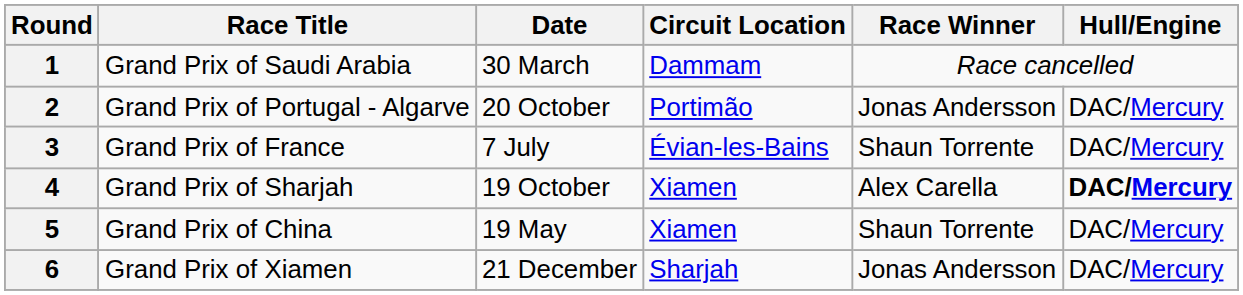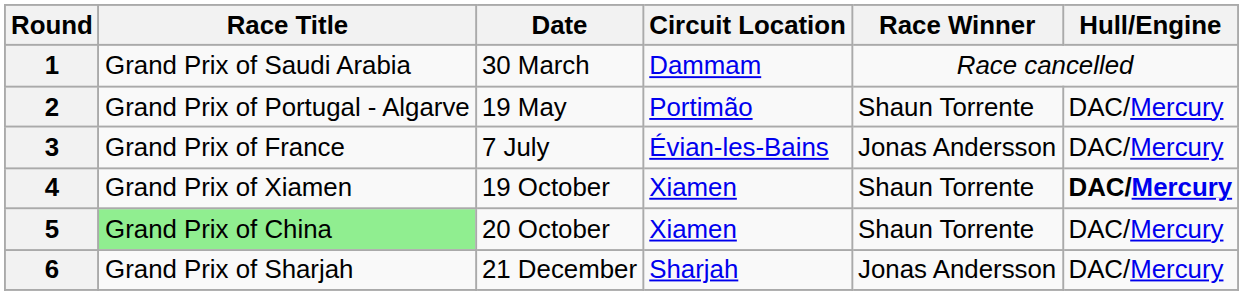(546, 106) 20 October -> (524, 106) 19 May
(957, 106) Jonas Andersson -> (946, 106) Shaun Torrente
(946, 147) Shaun Torrente -> (957, 147) Jonas Andersson
(229, 188) Grand Prix of Sharjah -> (229, 188) Grand Prix of Xiamen
(928, 188) Alex Carella -> (946, 188) Shaun Torrente
(219, 229) no background -> (219, 229) lightgreen background
(524, 229) 19 May -> (546, 229) 20 October
(229, 269) Grand Prix of Xiamen -> (229, 269) Grand Prix of Sharjah
